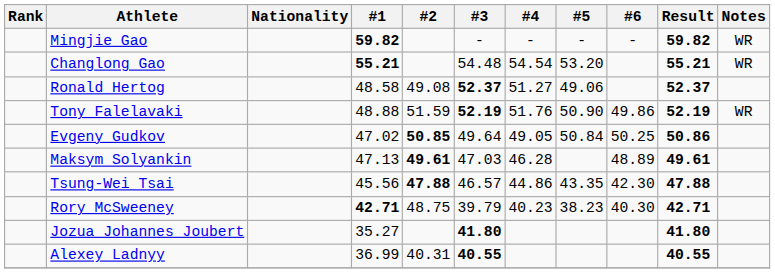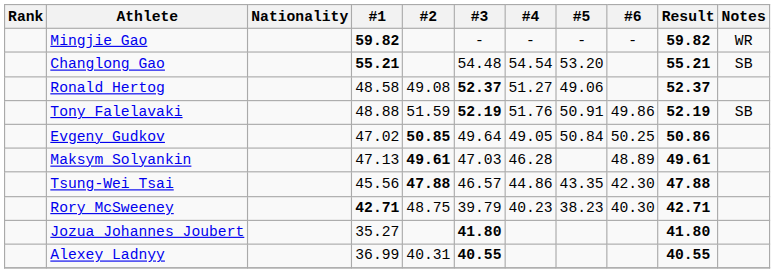(744, 64) WR -> (744, 64) SB
(582, 112) 50.90 -> (582, 112) 50.91
(744, 112) WR -> (744, 112) SB
